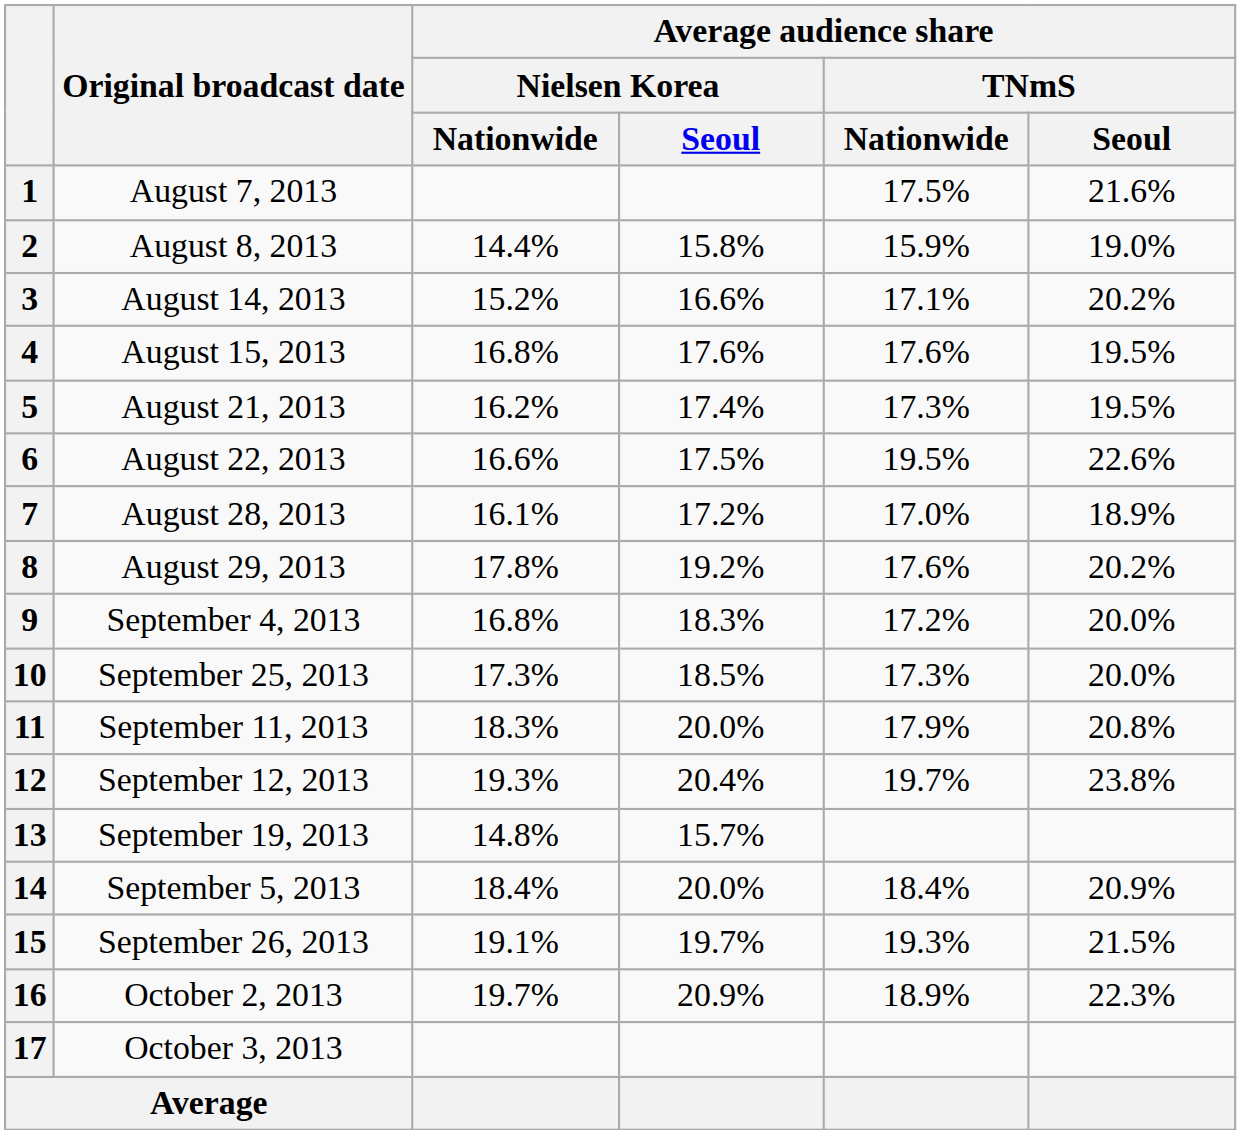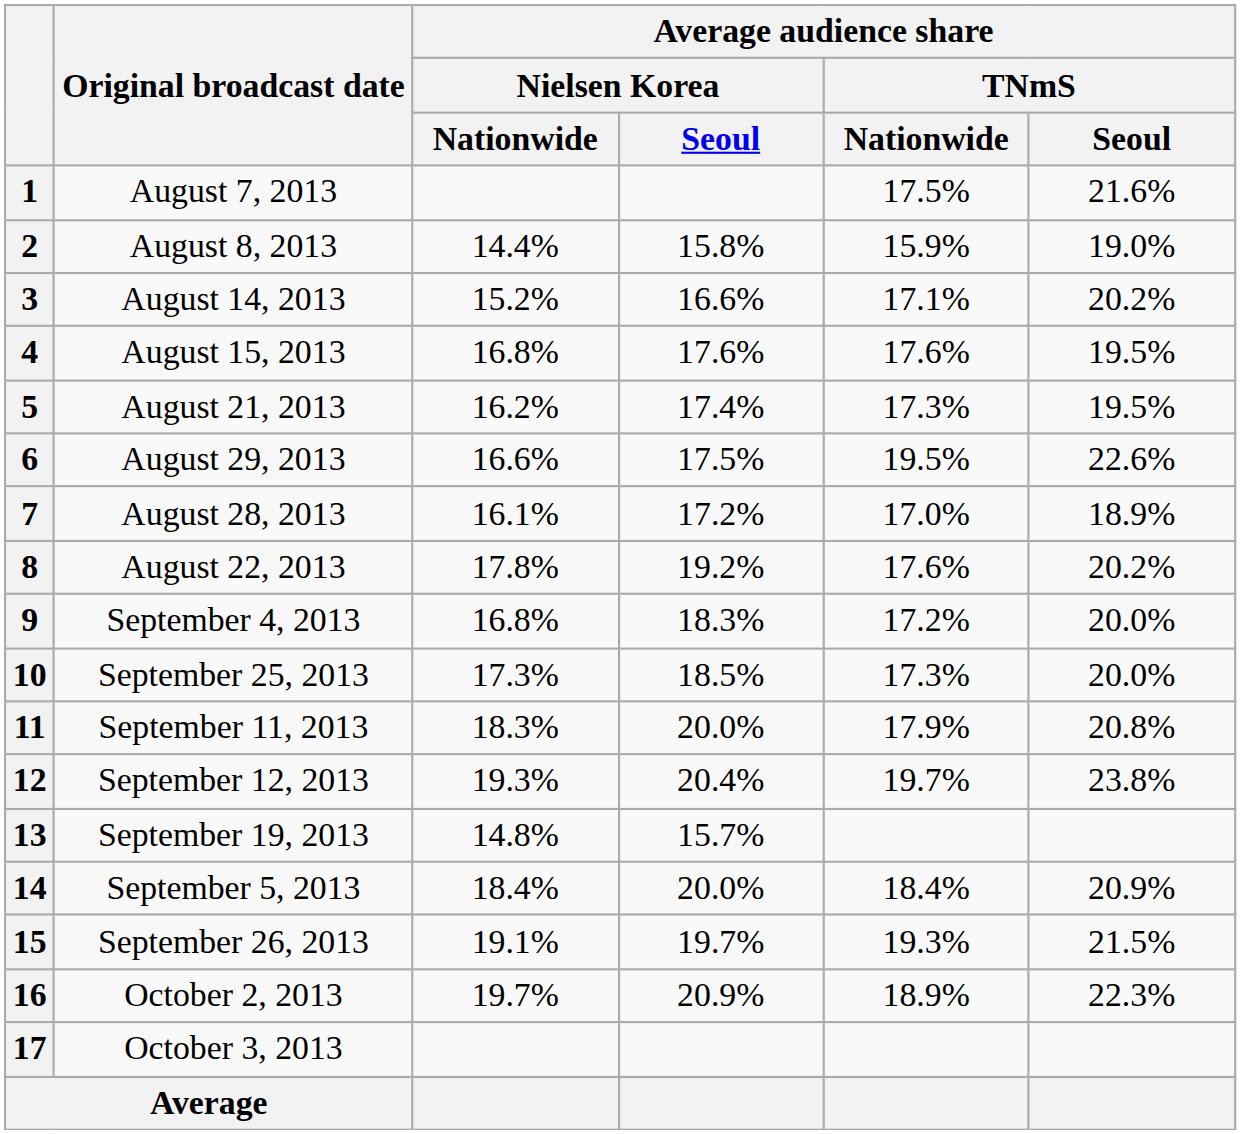(233, 459) August 22, 2013 -> (233, 459) August 29, 2013
(233, 566) August 29, 2013 -> (233, 566) August 22, 2013
